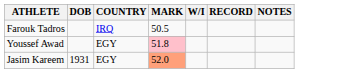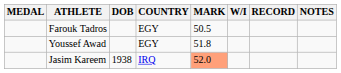+ column: (25, 12)
(105, 28) IRQ -> (148, 28) EGY
(160, 44) pink background -> (202, 44) no background
(80, 60) 1931 -> (122, 60) 1938
(106, 60) EGY -> (147, 60) IRQ
